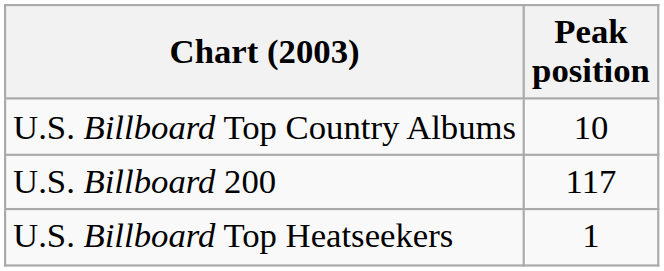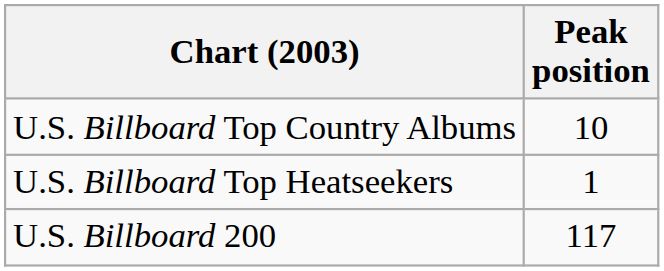rows swapped: (145, 181) <-> (233, 236)
